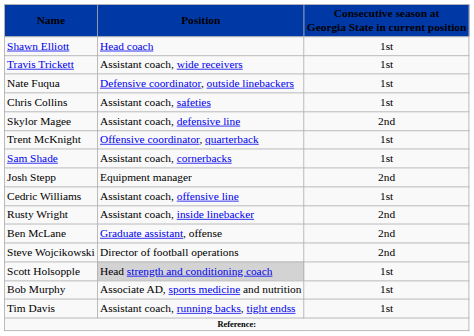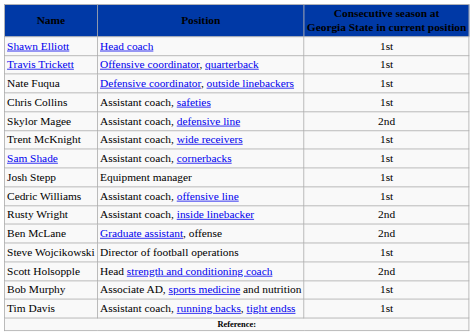(171, 65) Assistant coach, wide receivers -> (179, 65) Offensive coordinator, quarterback
(179, 140) Offensive coordinator, quarterback -> (171, 140) Assistant coach, wide receivers
(387, 177) 2nd -> (387, 177) 1st
(387, 252) 2nd -> (387, 252) 1st
(186, 271) lightgrey background -> (186, 271) no background
(387, 271) 1st -> (387, 271) 2nd
